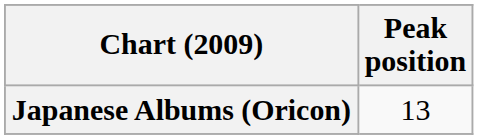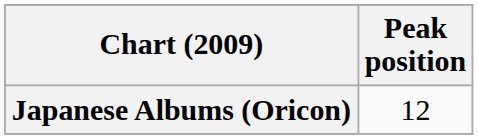(415, 109) 13 -> (415, 109) 12
